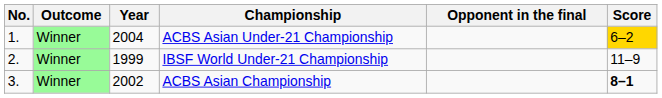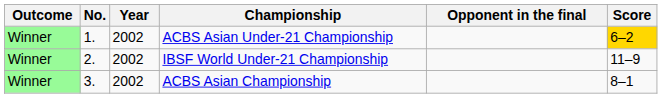columns swapped: (71, 15) <-> (19, 15)
(128, 37) 2004 -> (128, 37) 2002
(128, 59) 1999 -> (128, 59) 2002
(622, 81) bold -> (622, 81) normal
